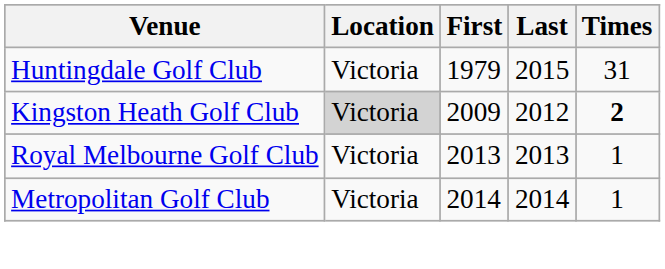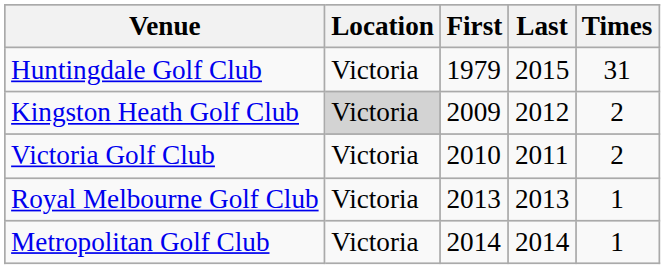(617, 112) bold -> (617, 112) normal
+ row: (113, 155)
